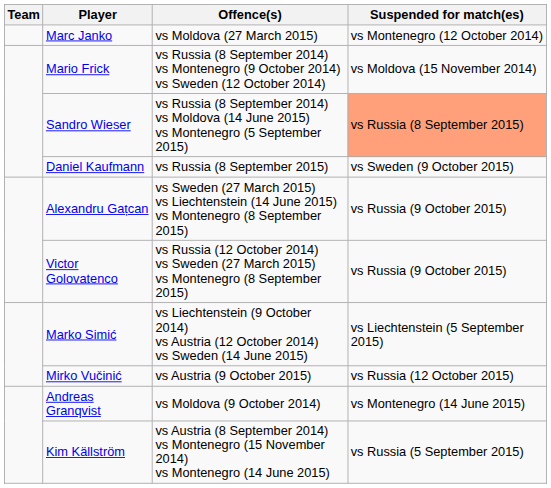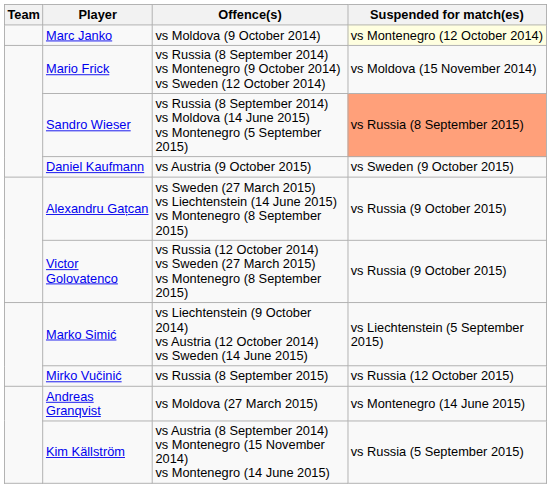(237, 35) vs Moldova (27 March 2015) -> (238, 35) vs Moldova (9 October 2014)
(447, 35) no background -> (447, 35) lightyellow background
(242, 167) vs Russia (8 September 2015) -> (233, 167) vs Austria (9 October 2015)
(233, 376) vs Austria (9 October 2015) -> (242, 376) vs Russia (8 September 2015)
(238, 404) vs Moldova (9 October 2014) -> (237, 404) vs Moldova (27 March 2015)
